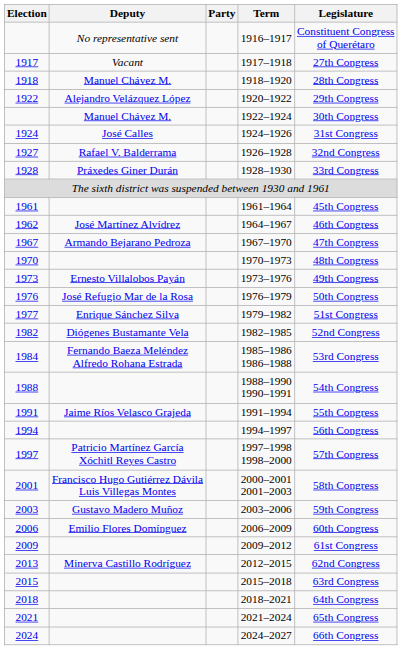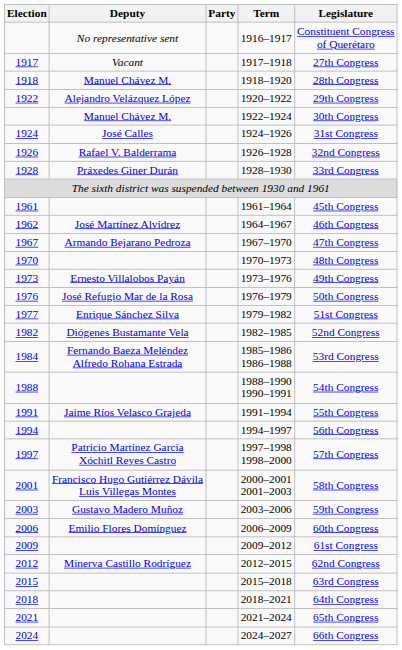(27, 152) 1927 -> (27, 152) 1926
(27, 563) 2013 -> (27, 563) 2012
